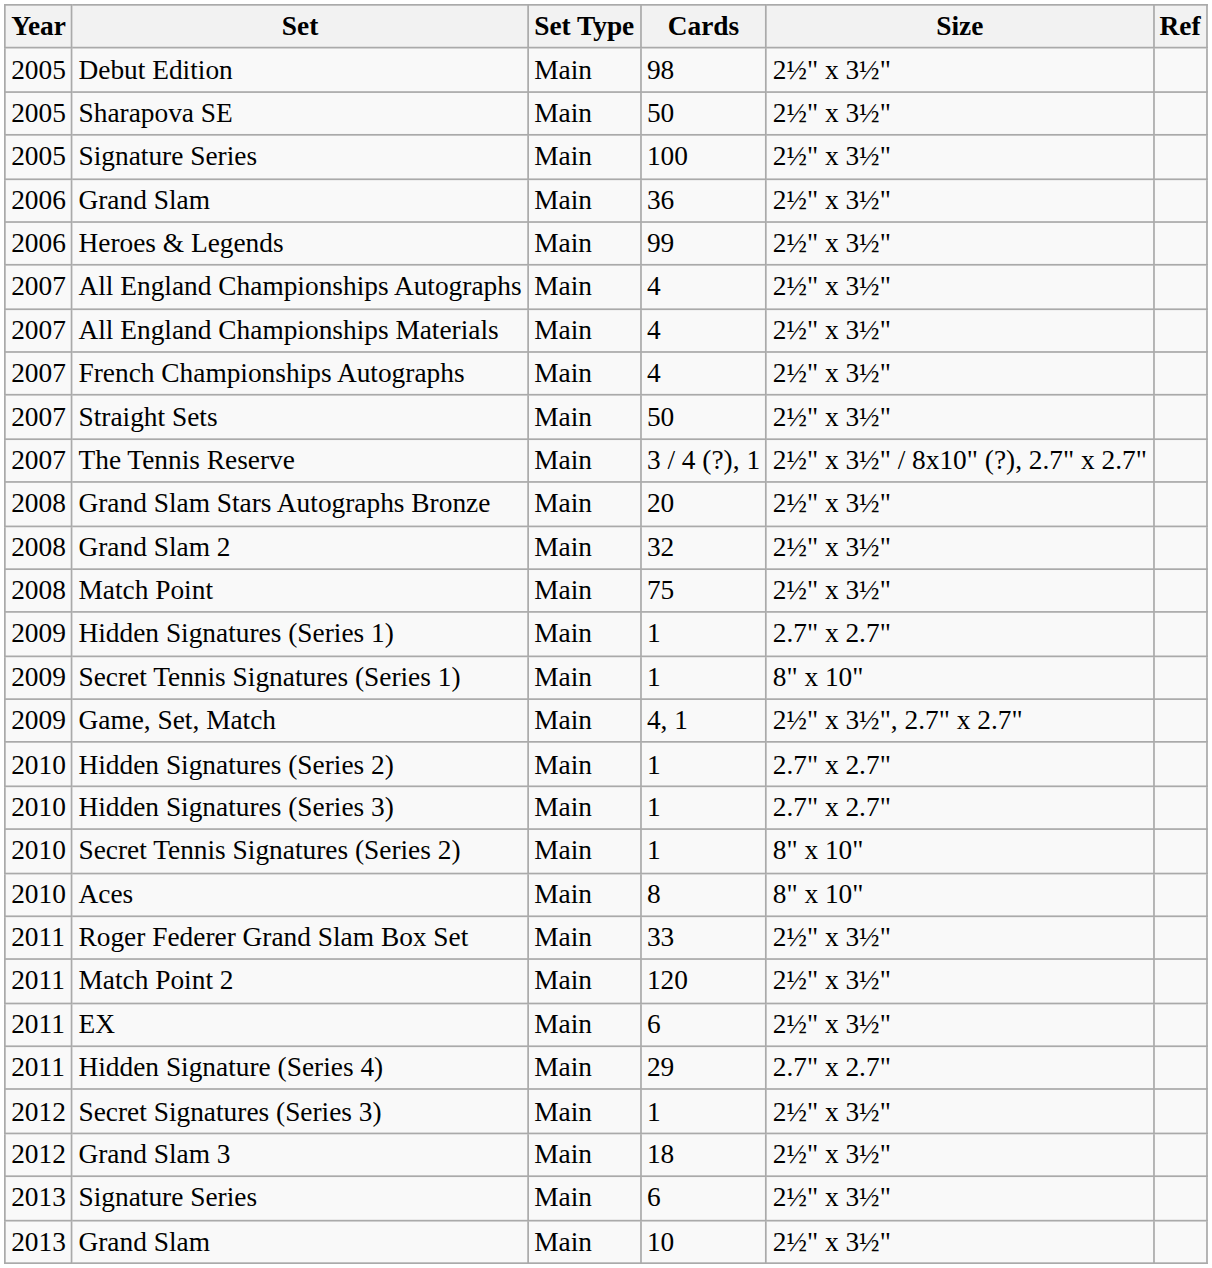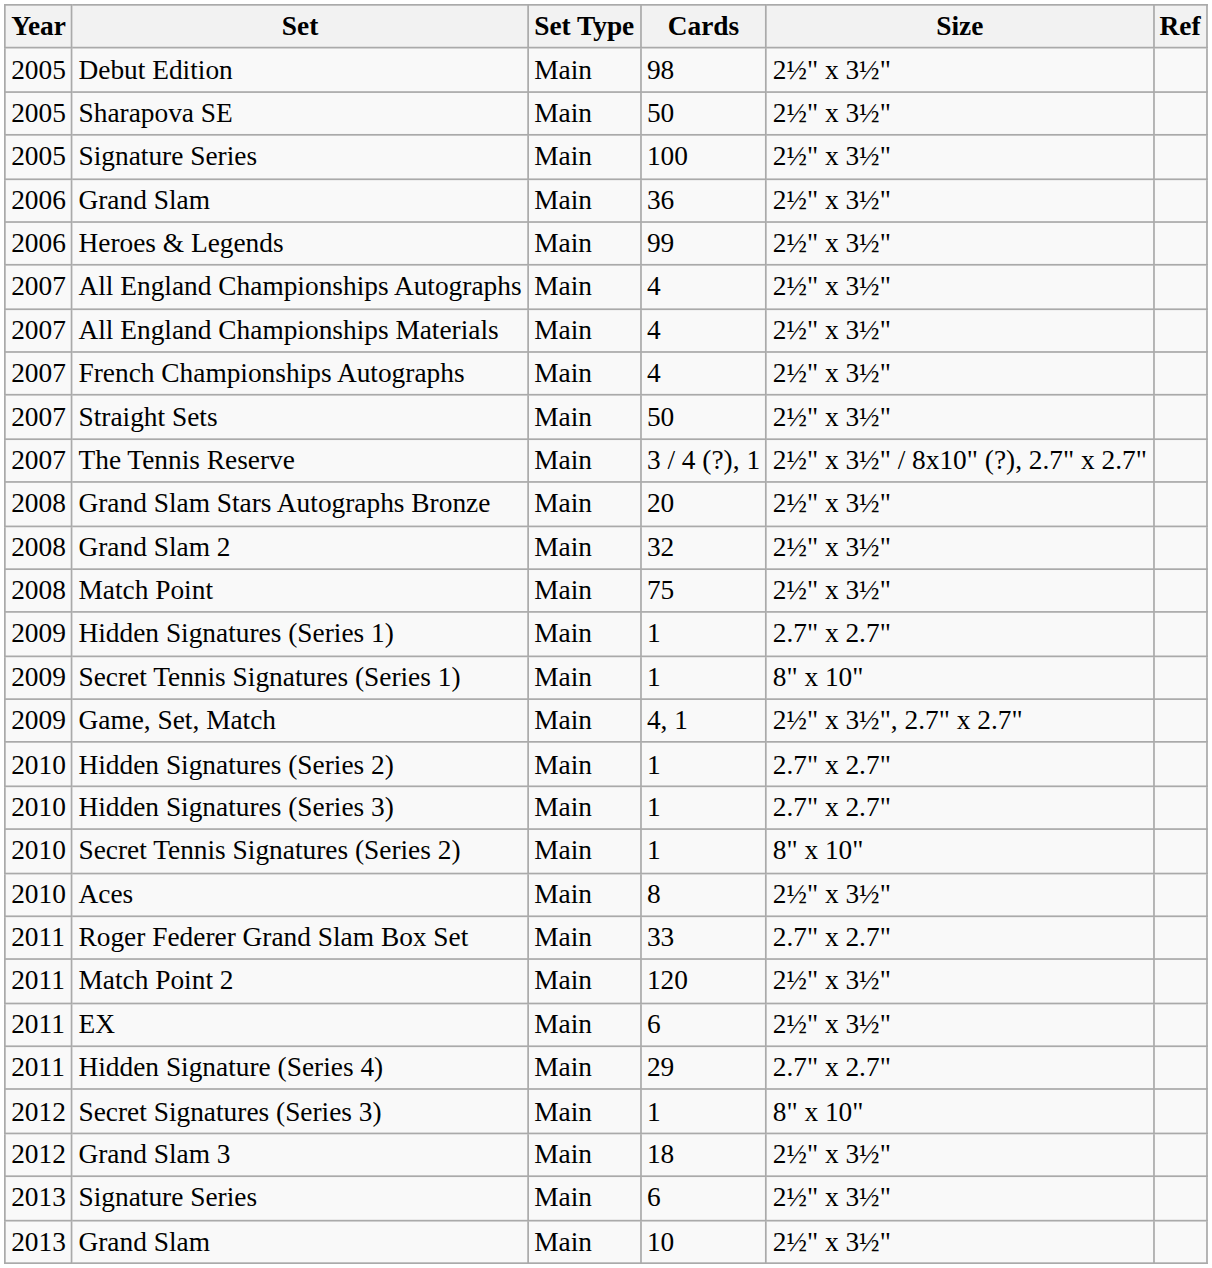(818, 894) 8" x 10" -> (832, 894) 2½" x 3½"
(832, 937) 2½" x 3½" -> (832, 937) 2.7" x 2.7"
(832, 1110) 2½" x 3½" -> (818, 1110) 8" x 10"
